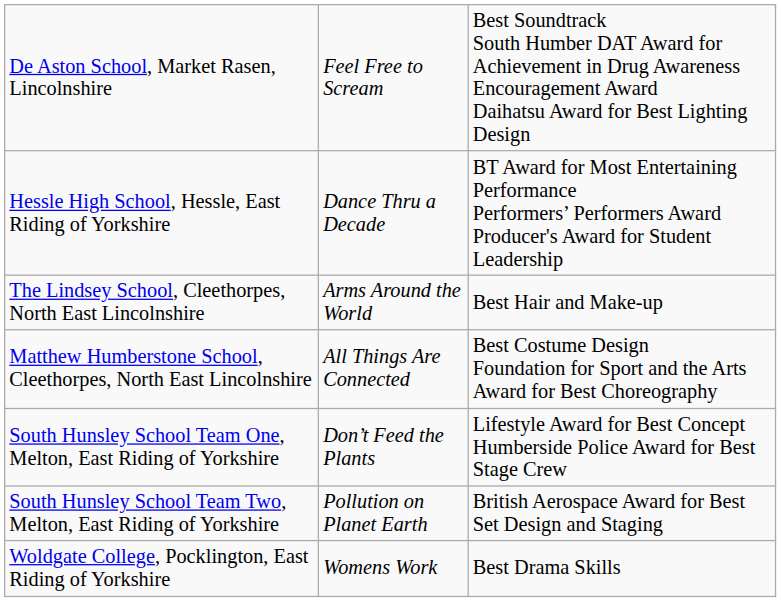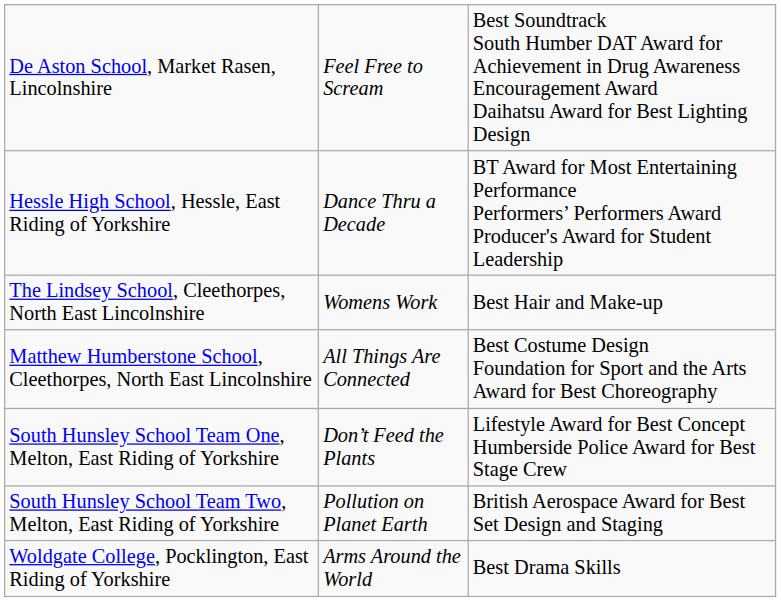(392, 302) Arms Around the World -> (380, 302) Womens Work
(380, 568) Womens Work -> (392, 568) Arms Around the World
